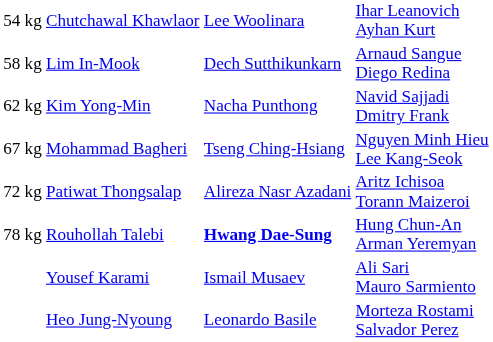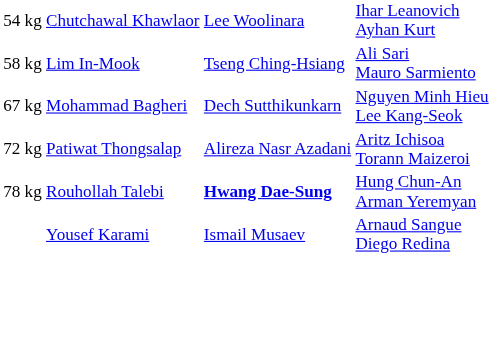(273, 63) Dech Sutthikunkarn -> (274, 63) Tseng Ching-Hsiang
(409, 63) Arnaud Sangue Diego Redina -> (416, 63) Ali Sari Mauro Sarmiento
- row: (98, 106)
(274, 148) Tseng Ching-Hsiang -> (273, 106) Dech Sutthikunkarn
(416, 277) Ali Sari Mauro Sarmiento -> (409, 234) Arnaud Sangue Diego Redina
- row: (109, 320)
